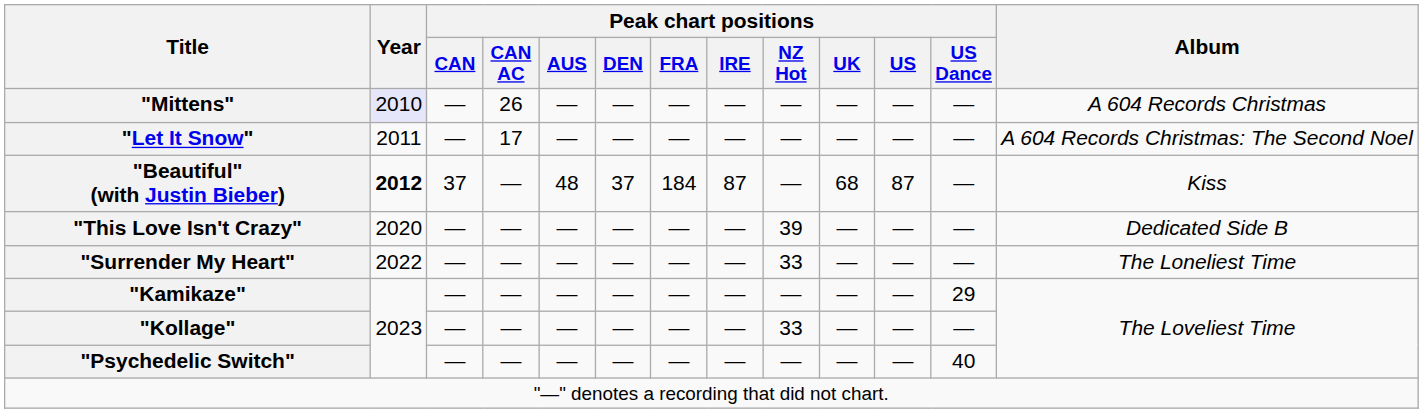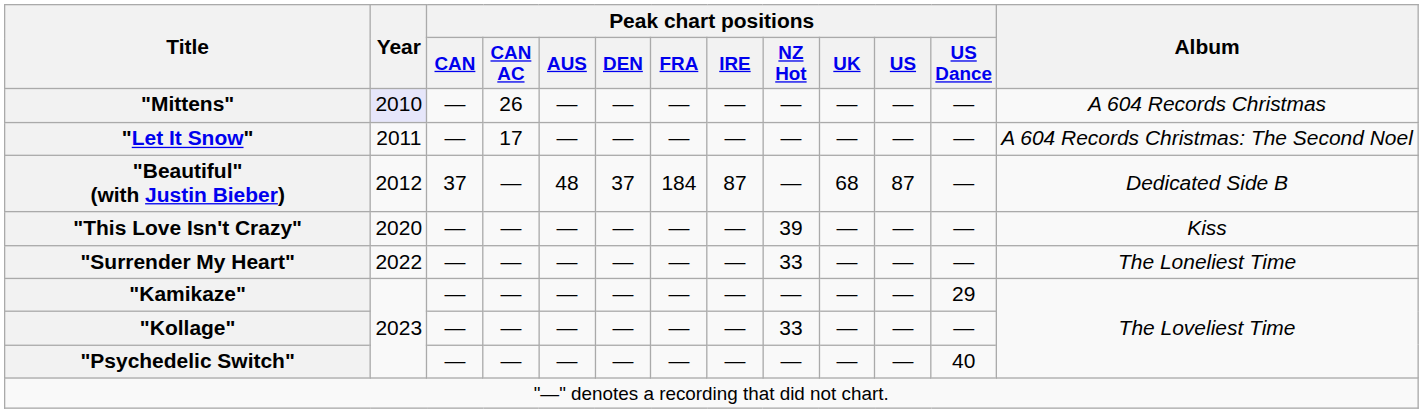(399, 183) bold -> (399, 183) normal
(1207, 183) Kiss -> (1207, 183) Dedicated Side B
(1207, 228) Dedicated Side B -> (1207, 228) Kiss
